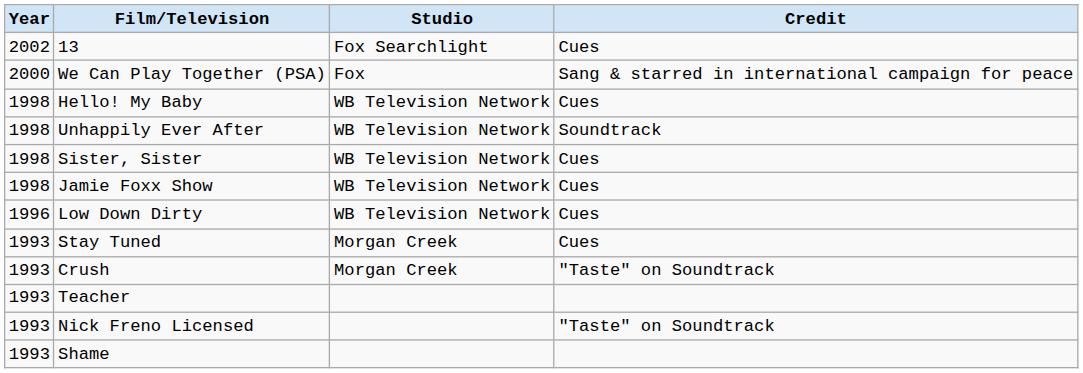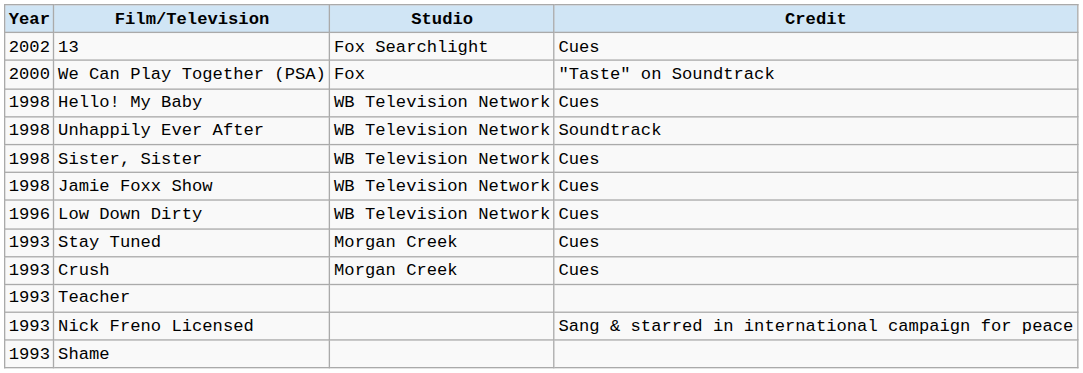(816, 75) Sang & starred in international campaign for peace -> (667, 75) "Taste" on Soundtrack
(667, 270) "Taste" on Soundtrack -> (579, 270) Cues
(667, 326) "Taste" on Soundtrack -> (816, 326) Sang & starred in international campaign for peace
